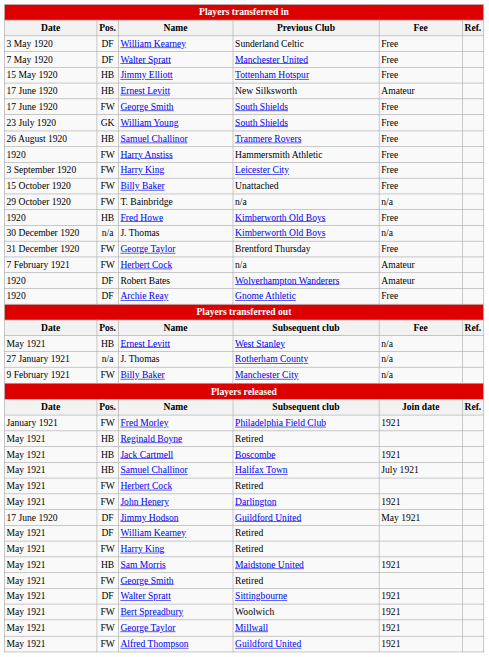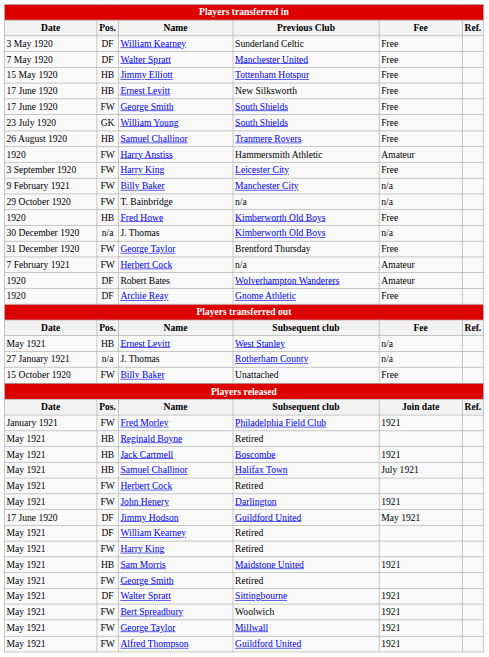(398, 91) Amateur -> (390, 91) Free
(390, 154) Free -> (398, 154) Amateur
rows swapped: (143, 186) <-> (143, 375)
